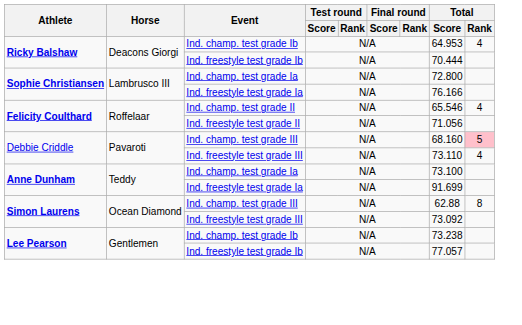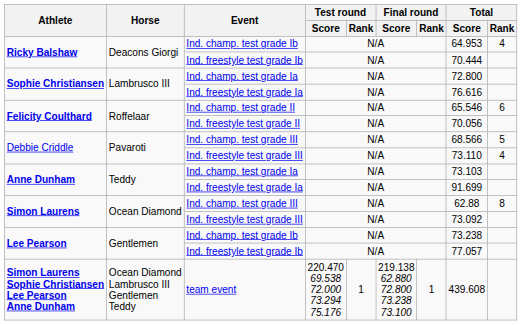(447, 92) 76.166 -> (467, 92) 76.616
(480, 108) 4 -> (502, 108) 6
(447, 124) 71.056 -> (467, 124) 70.056
(447, 140) 68.160 -> (467, 140) 68.566
(480, 140) pink background -> (502, 140) no background
(447, 172) 73.100 -> (467, 172) 73.103
+ row: (55, 290)
